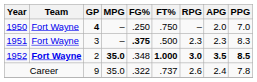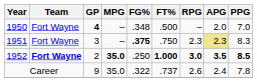(141, 27) .250 -> (141, 27) .348
(169, 27) .750 -> (169, 27) .500
(169, 41) .500 -> (169, 41) .750
(220, 41) no background -> (220, 41) khaki background
(141, 56) .348 -> (141, 56) .250
